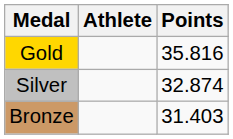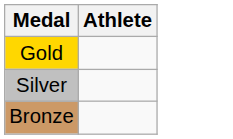- column: (192, 20)
